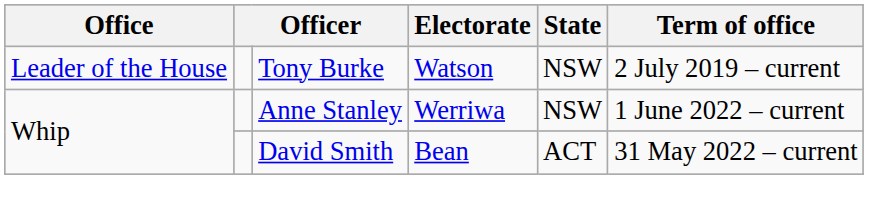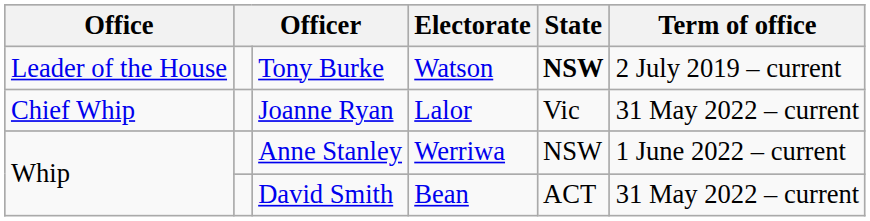(573, 67) normal -> (573, 67) bold
+ row: (326, 109)
